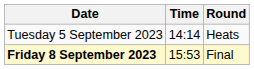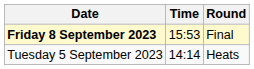rows swapped: (85, 34) <-> (82, 54)
